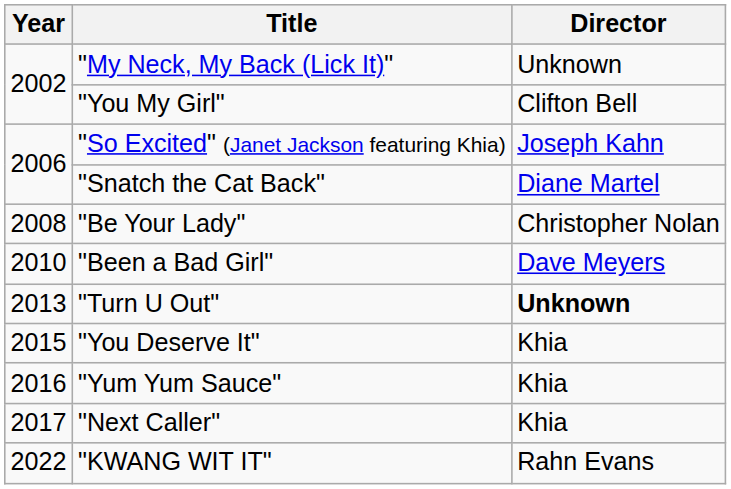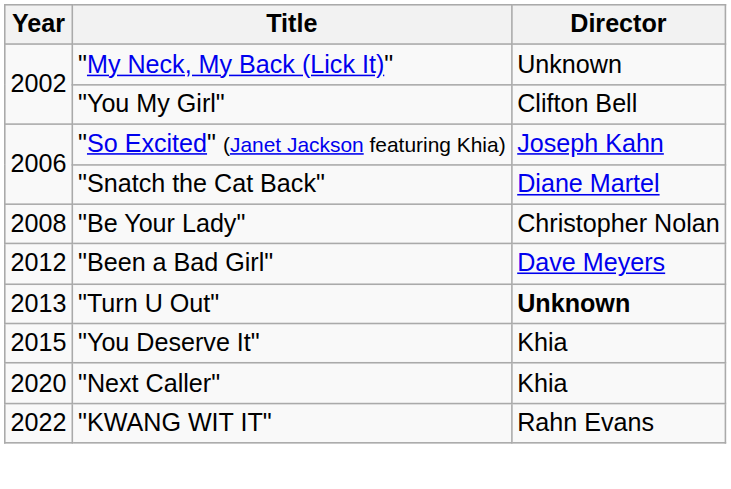(39, 263) 2010 -> (39, 263) 2012
- row: (180, 382)
(39, 422) 2017 -> (39, 382) 2020
